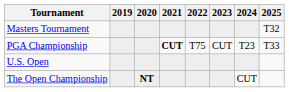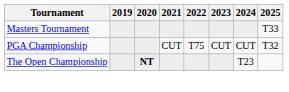(272, 29) T32 -> (270, 29) T33
(172, 46) bold -> (172, 46) normal
(247, 46) T23 -> (246, 46) CUT
(272, 46) T33 -> (270, 46) T32
- row: (28, 62)
(247, 79) CUT -> (246, 62) T23
